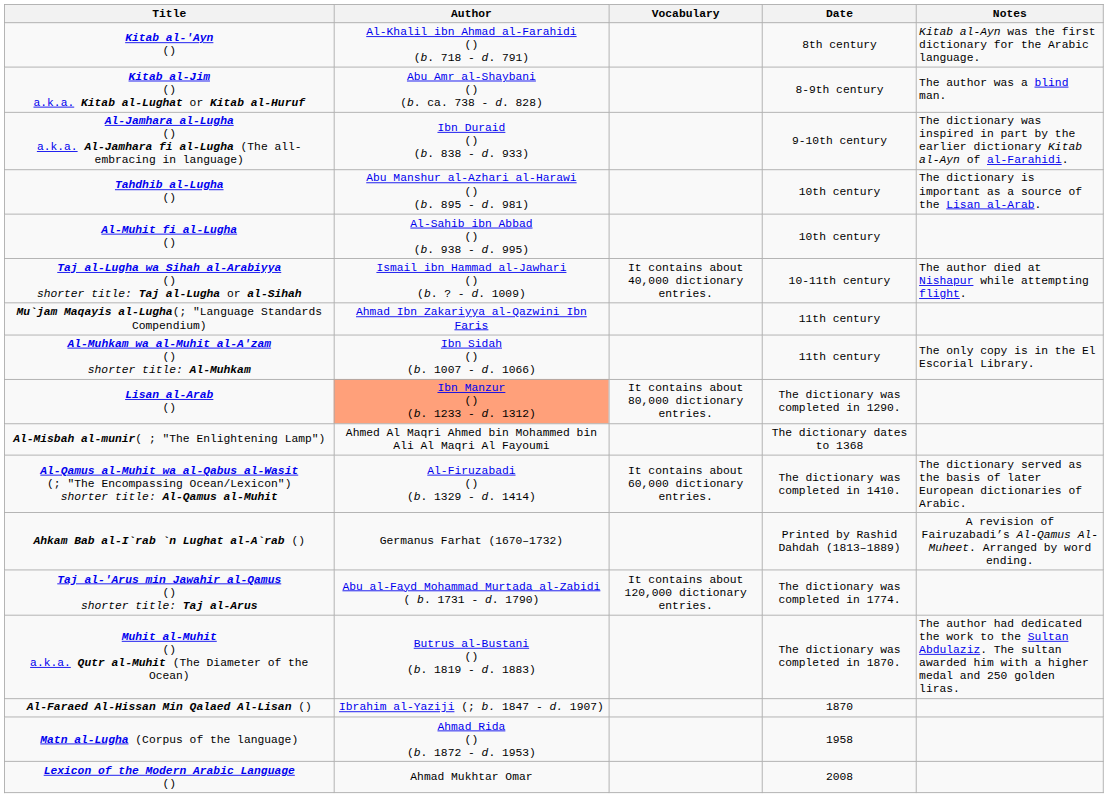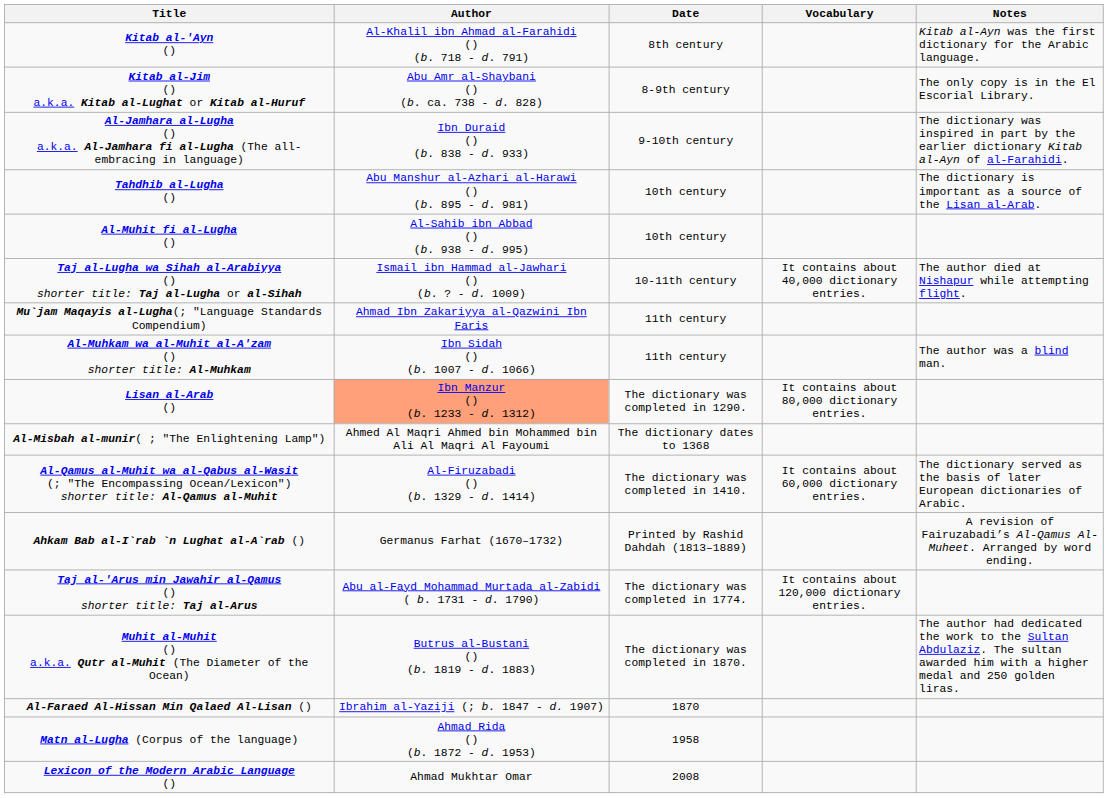columns swapped: (840, 14) <-> (686, 14)
(994, 90) The author was a blind man. -> (1007, 90) The only copy is in the El Escorial Library.
(1007, 357) The only copy is in the El Escorial Library. -> (994, 357) The author was a blind man.
